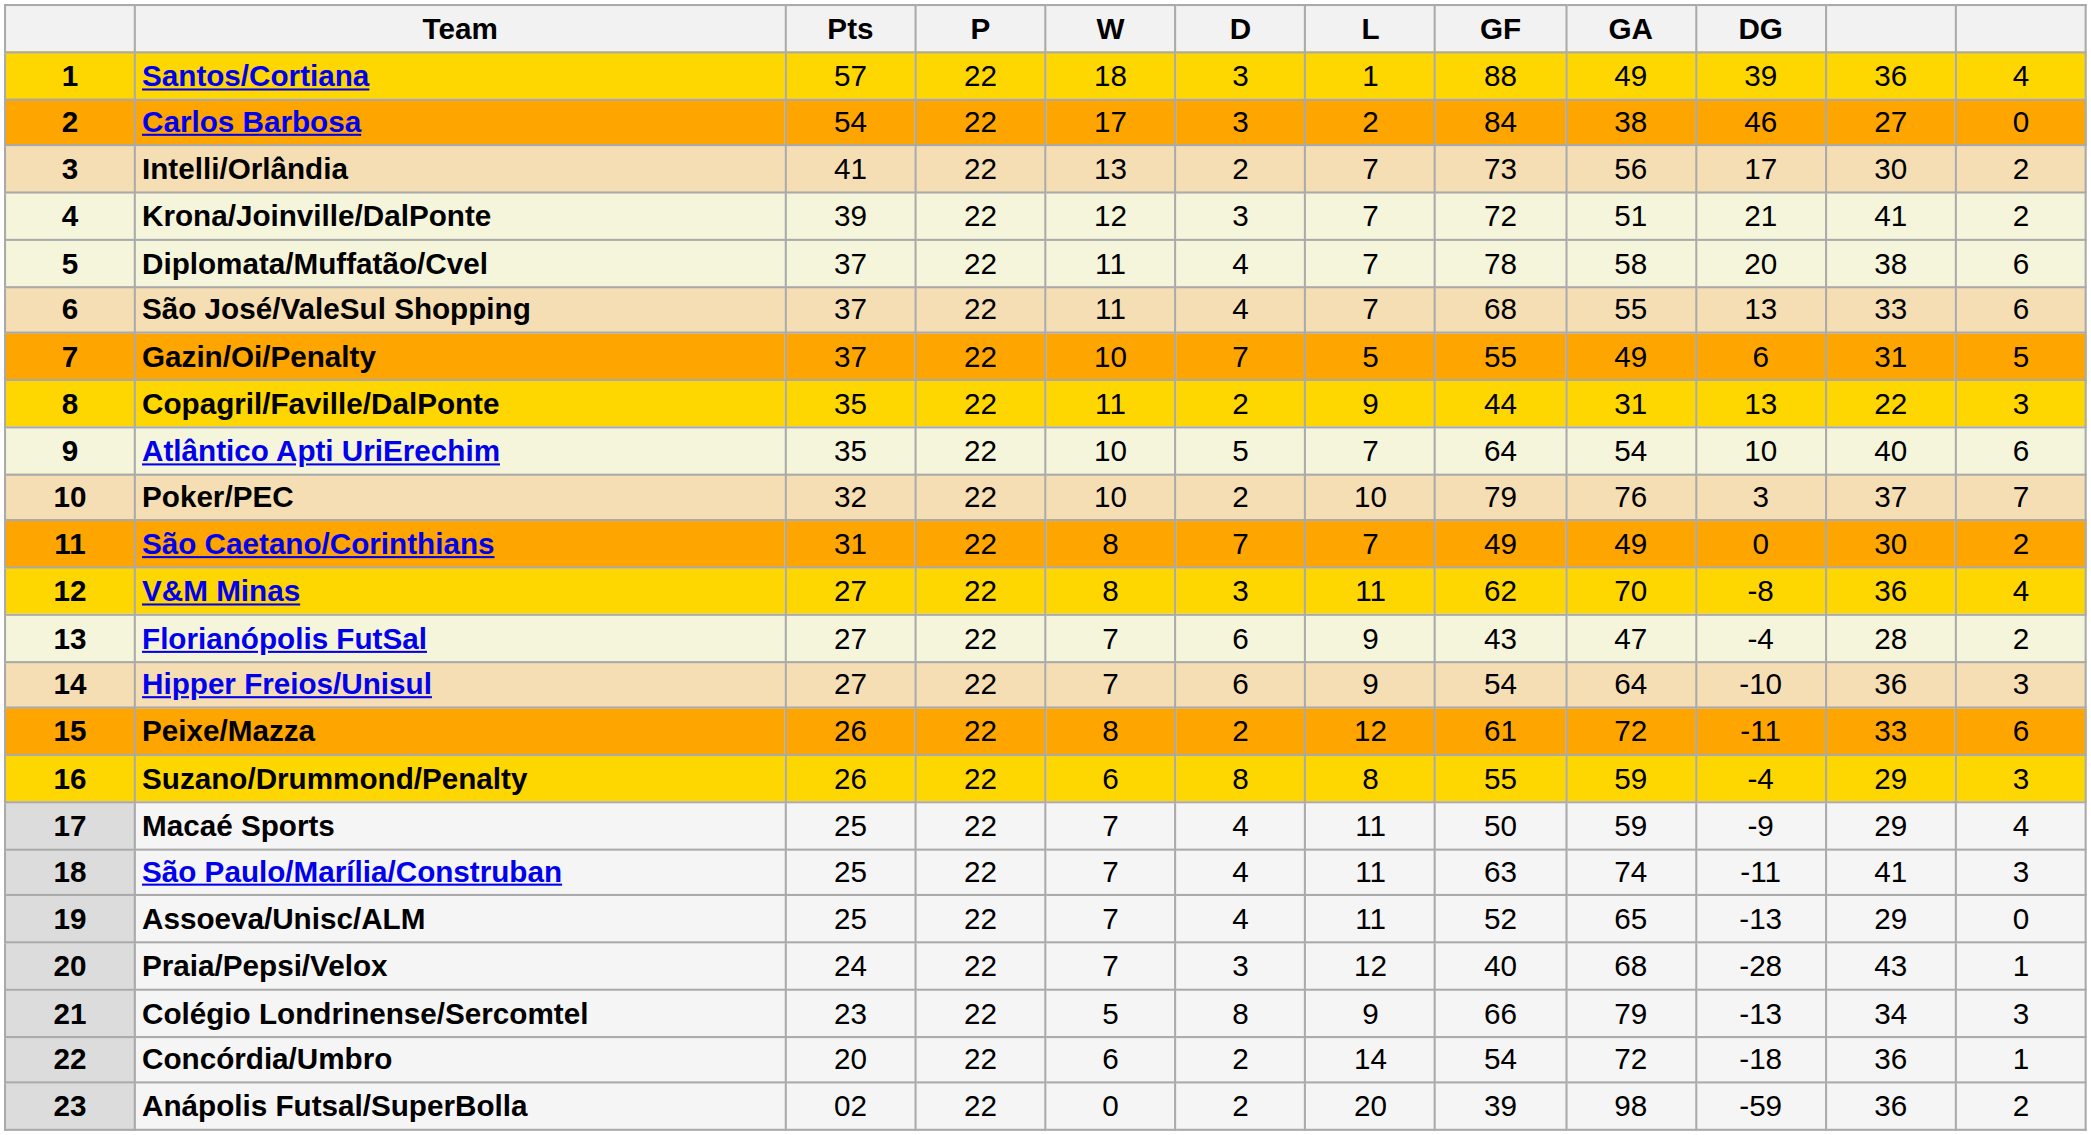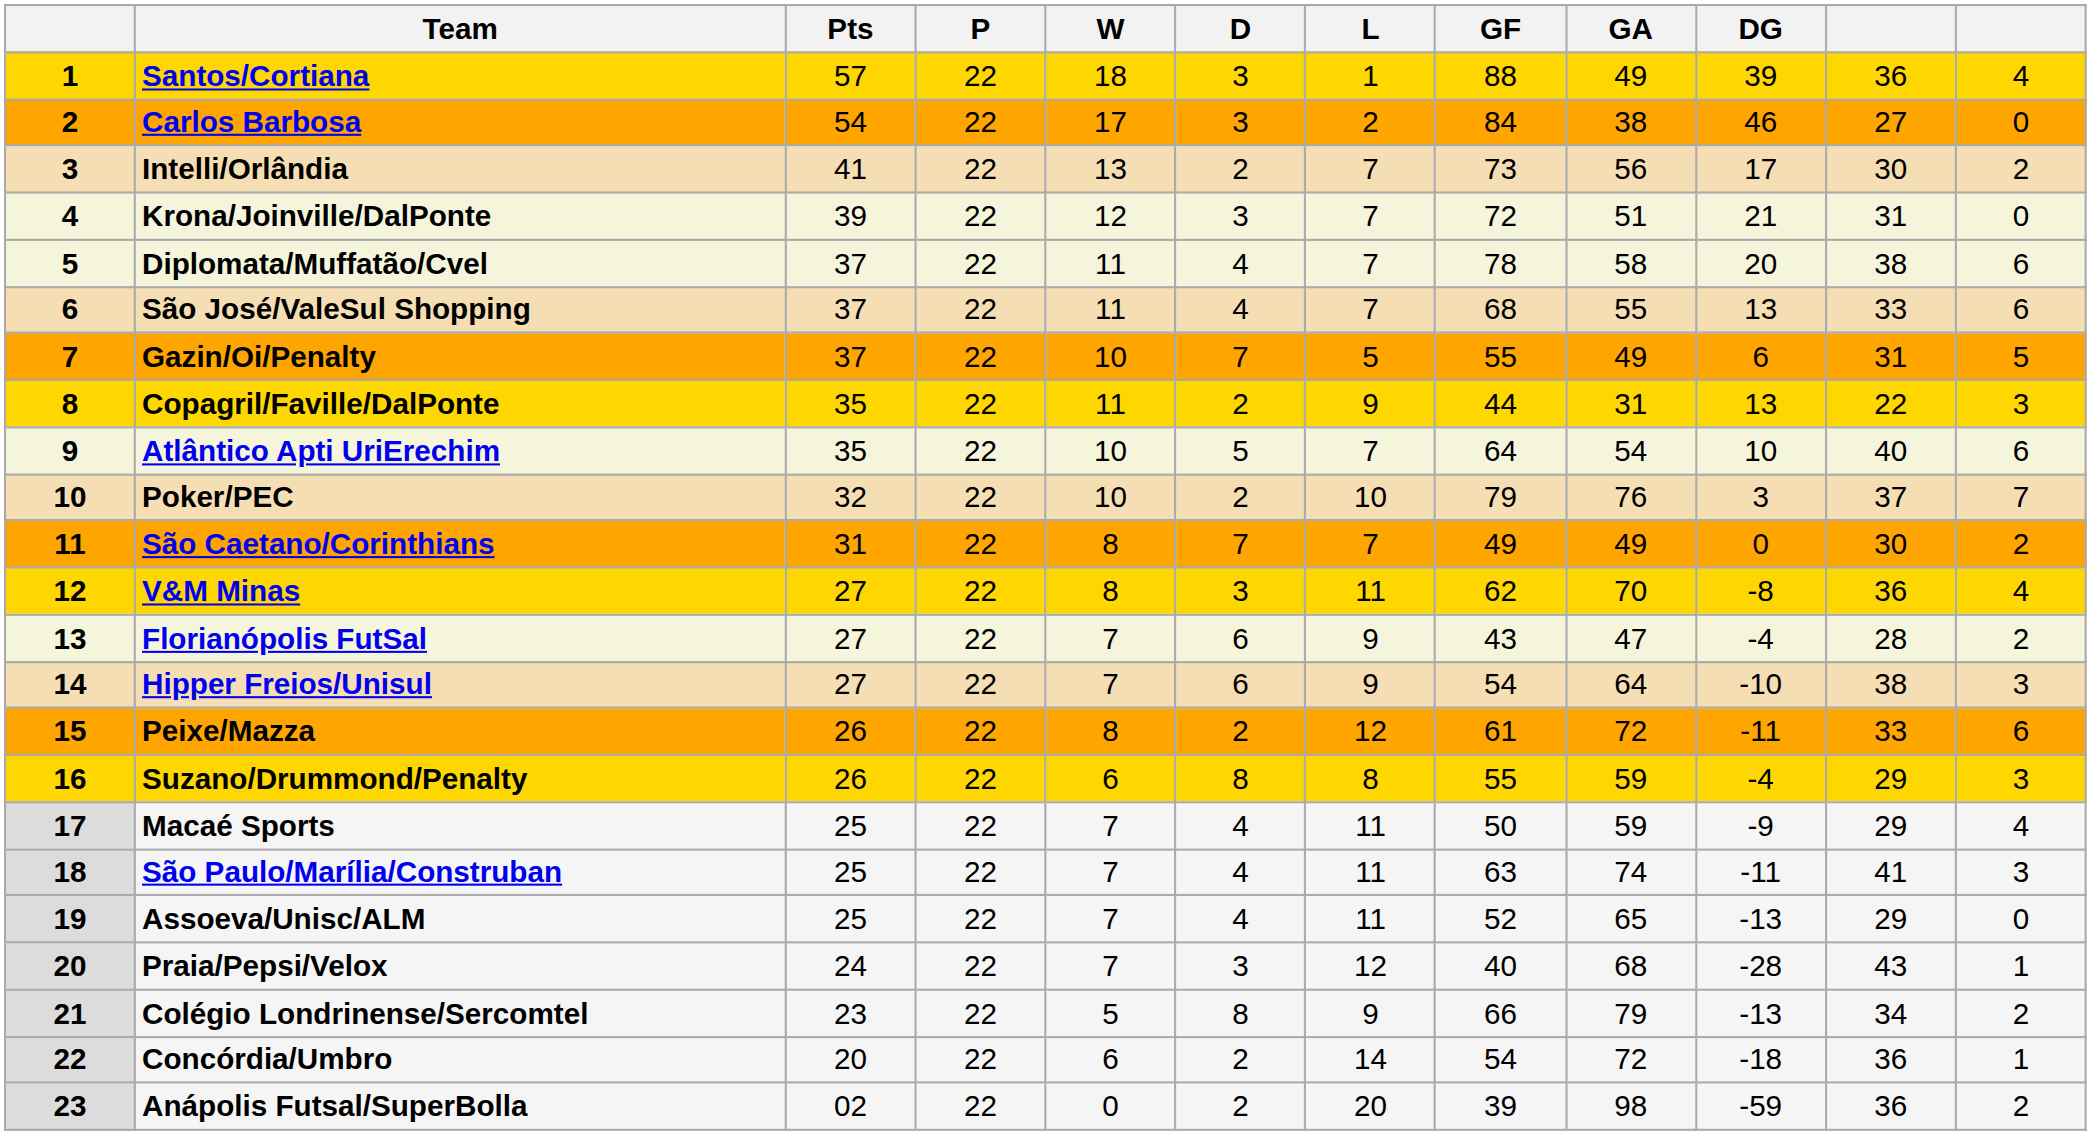(1891, 216) 41 -> (1891, 216) 31
(2021, 216) 2 -> (2021, 216) 0
(1891, 685) 36 -> (1891, 685) 38
(2021, 1013) 3 -> (2021, 1013) 2
